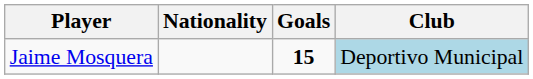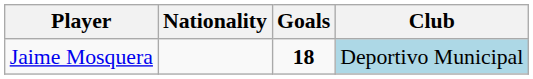(304, 56) 15 -> (304, 56) 18
